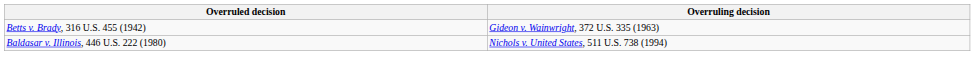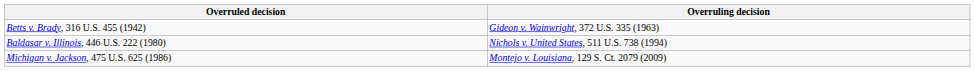+ row: (89, 58)
